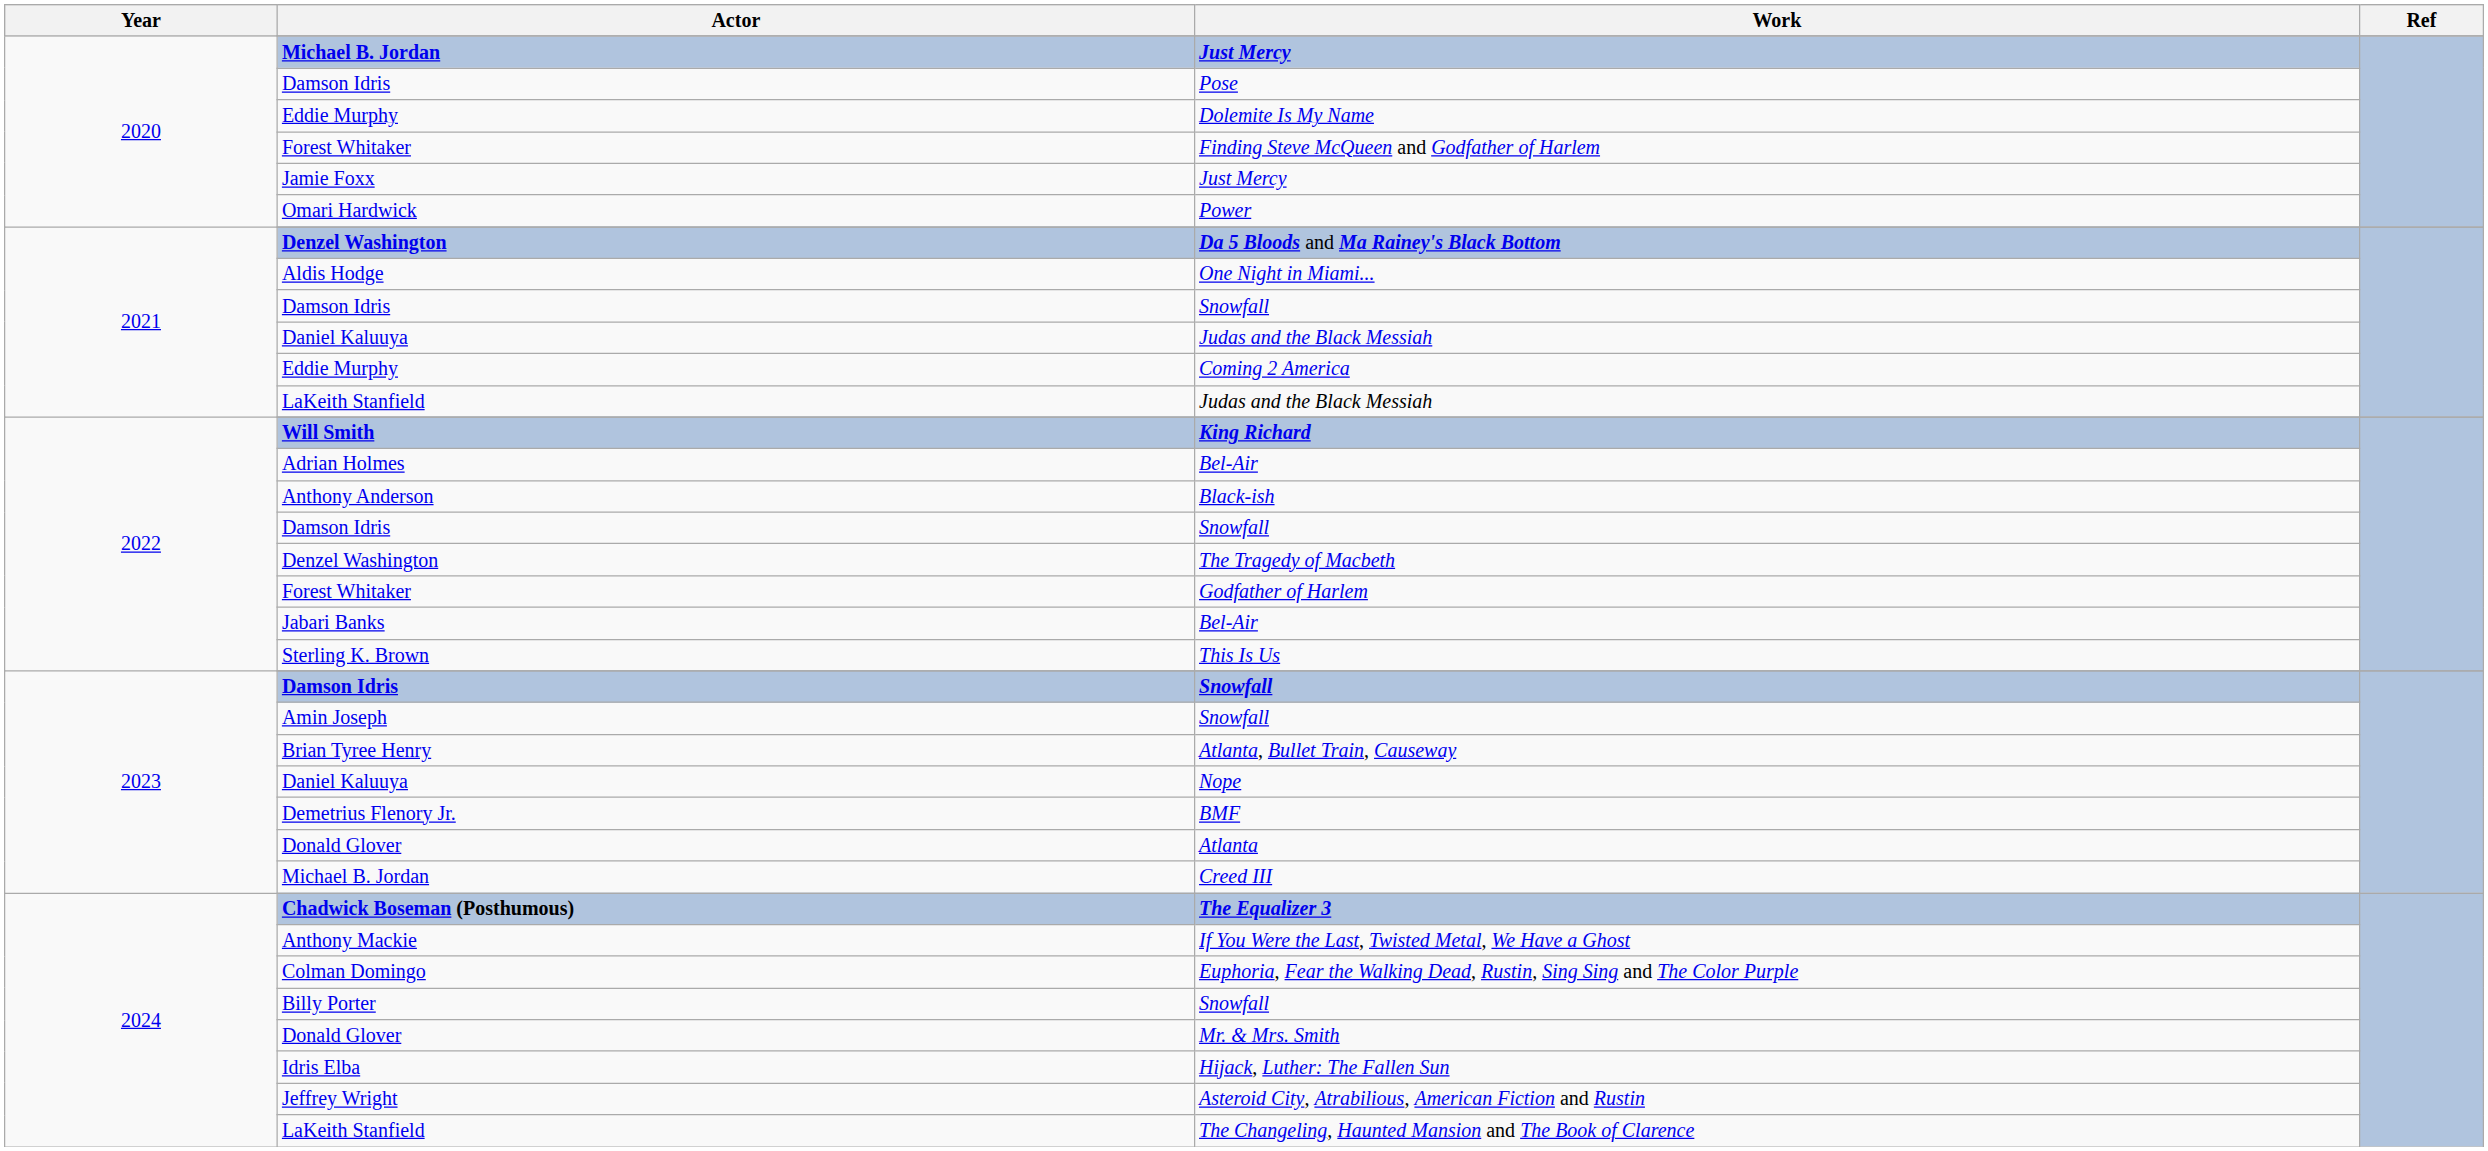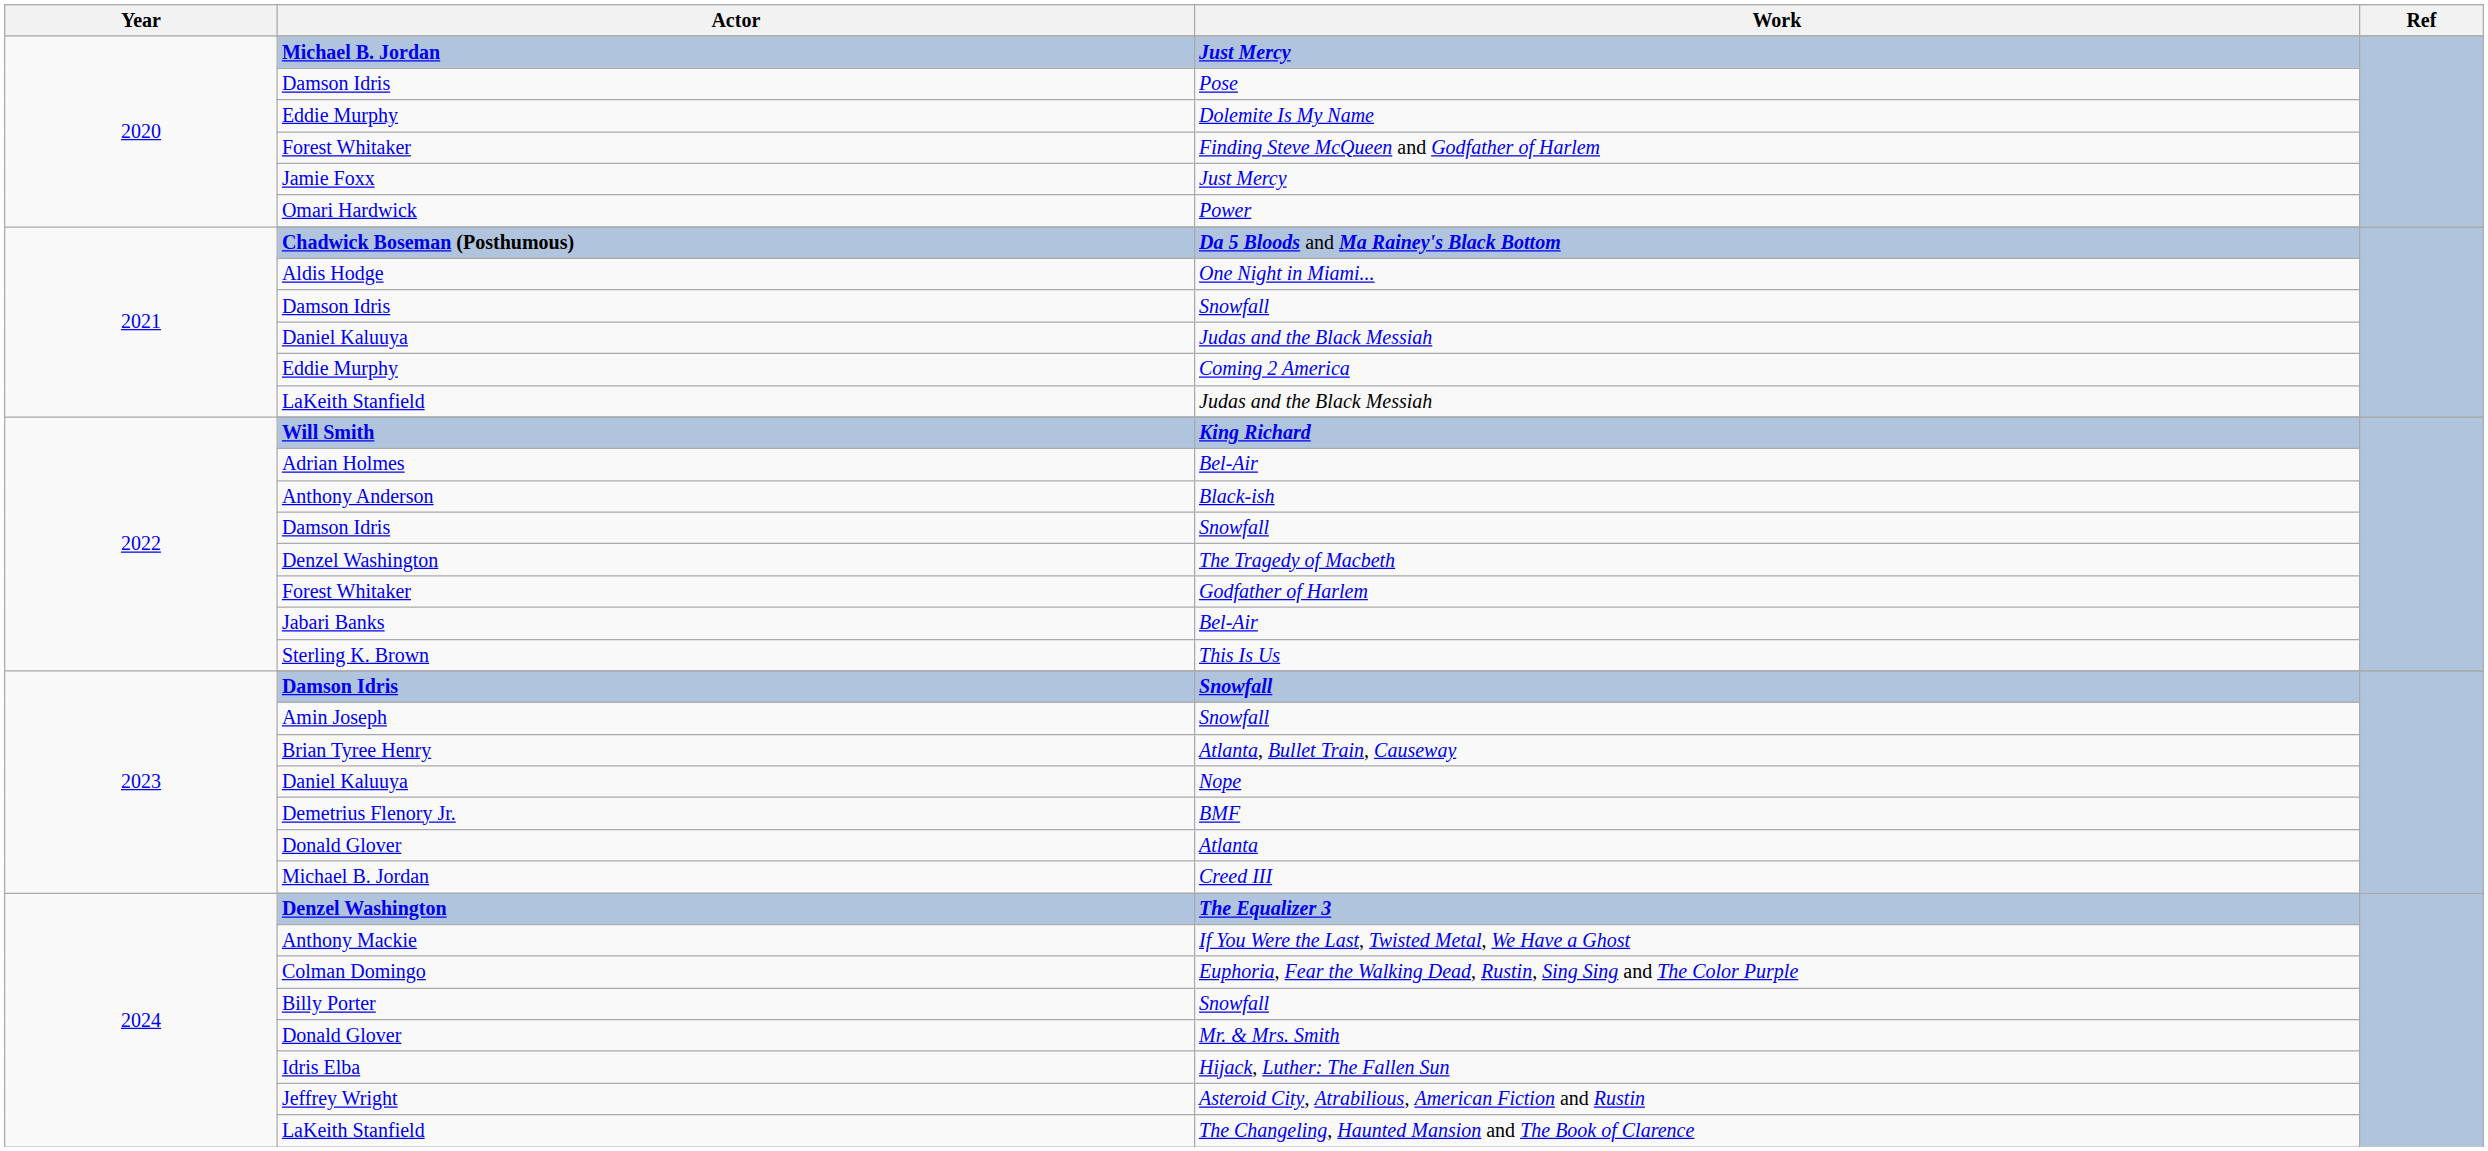(364, 242) Denzel Washington -> (428, 242) Chadwick Boseman (Posthumous)
(428, 908) Chadwick Boseman (Posthumous) -> (364, 908) Denzel Washington
